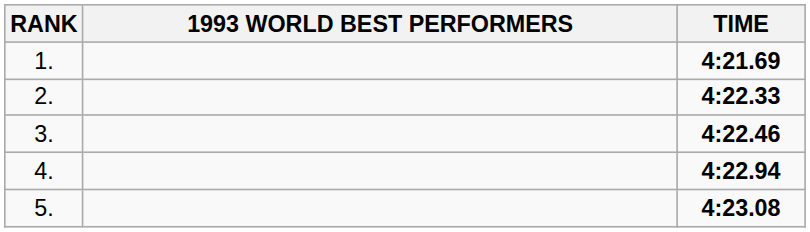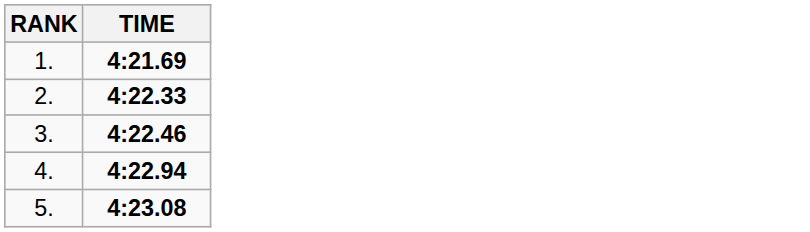- column: (380, 24)
